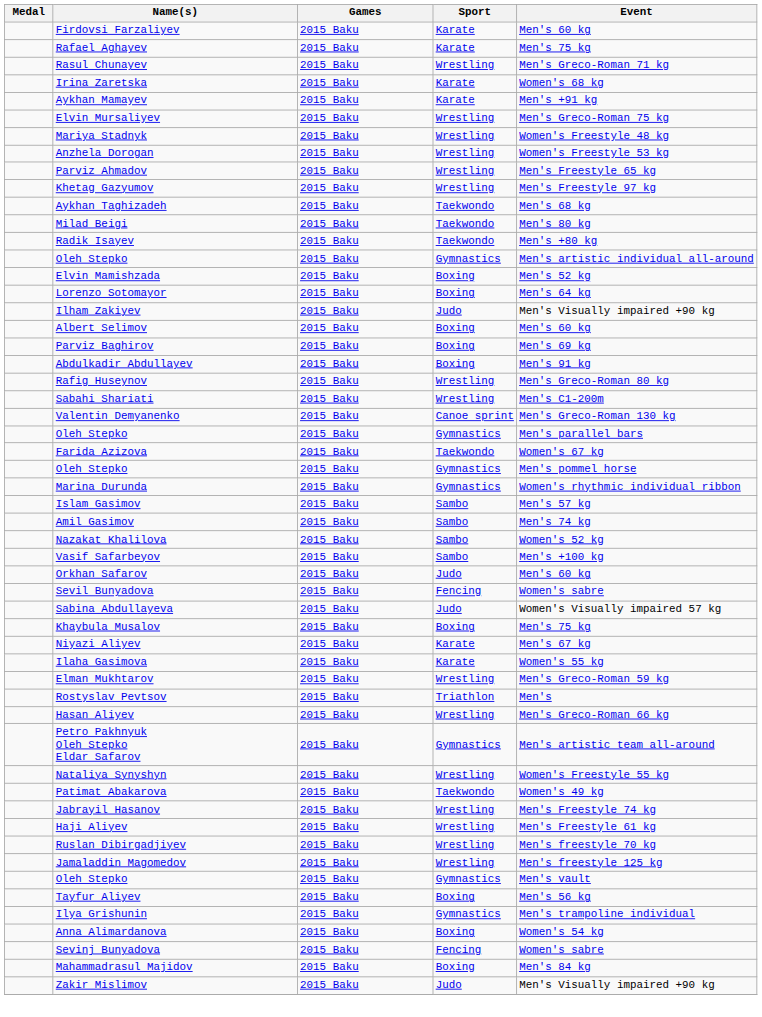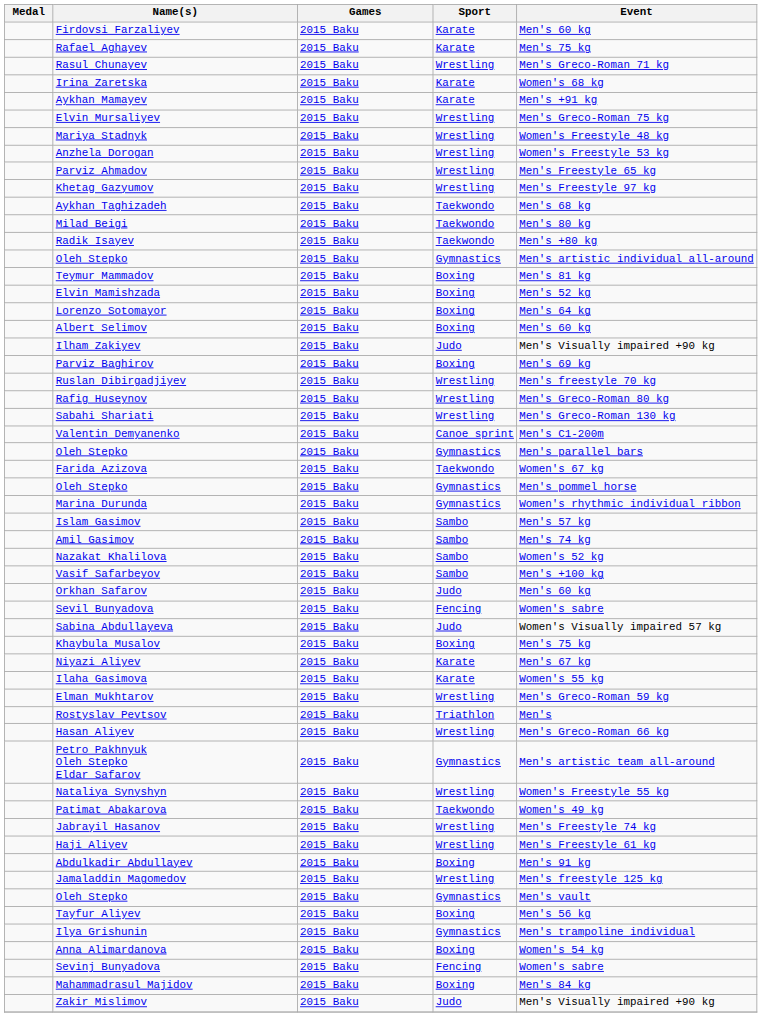+ row: (105, 277)
rows swapped: (98, 312) <-> (101, 329)
rows swapped: (124, 364) <-> (121, 845)
(562, 400) Men's C1-200m -> (597, 417) Men's Greco-Roman 130 kg
(597, 417) Men's Greco-Roman 130 kg -> (562, 435) Men's C1-200m
